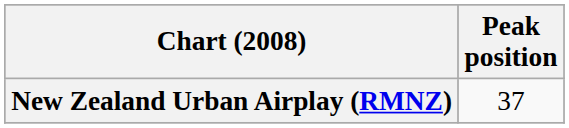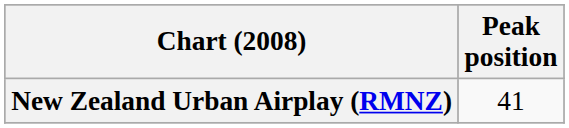(511, 100) 37 -> (511, 100) 41
